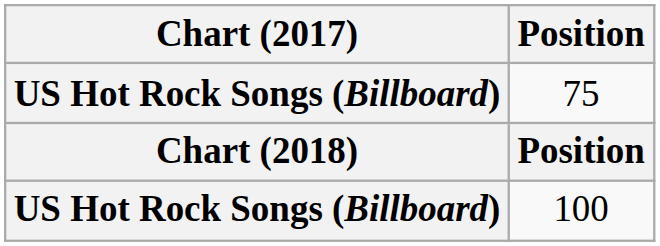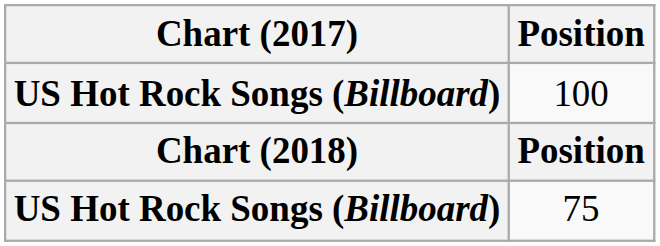rows swapped: (581, 92) <-> (581, 209)
